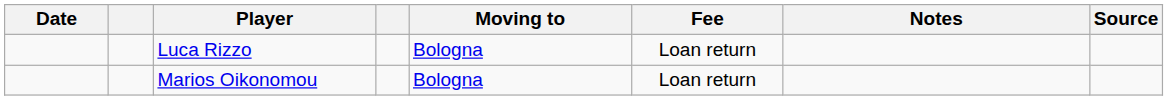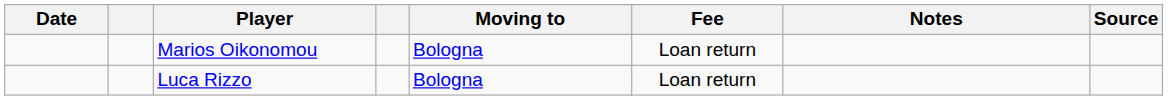rows swapped: (237, 79) <-> (205, 49)
